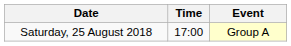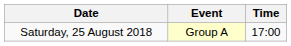columns swapped: (189, 13) <-> (248, 13)
